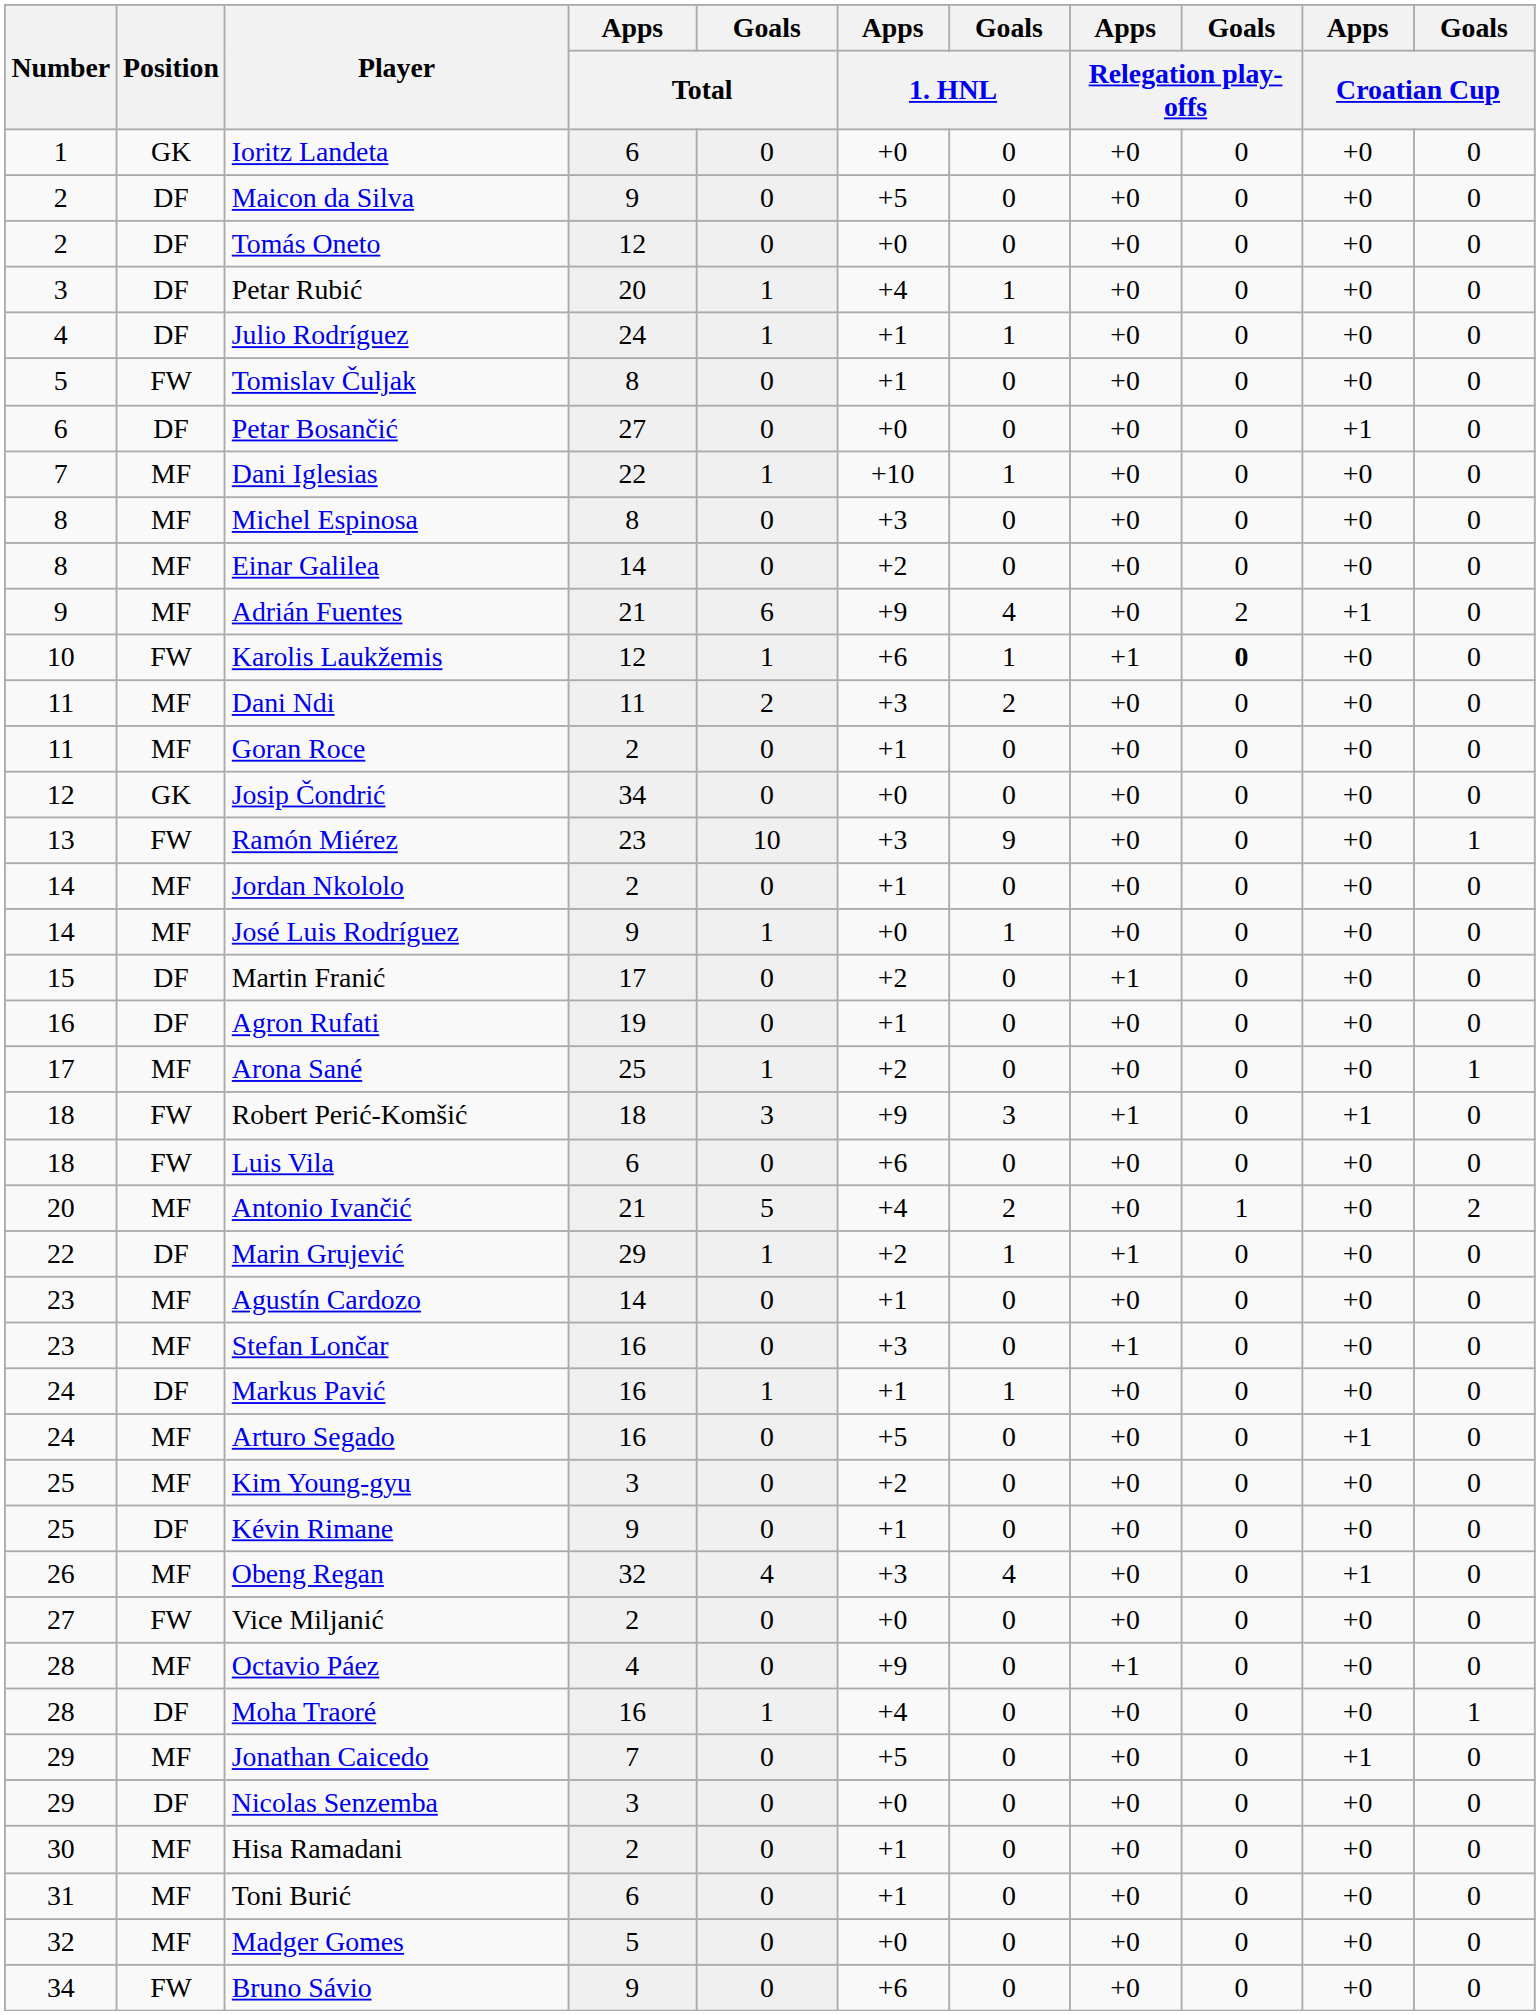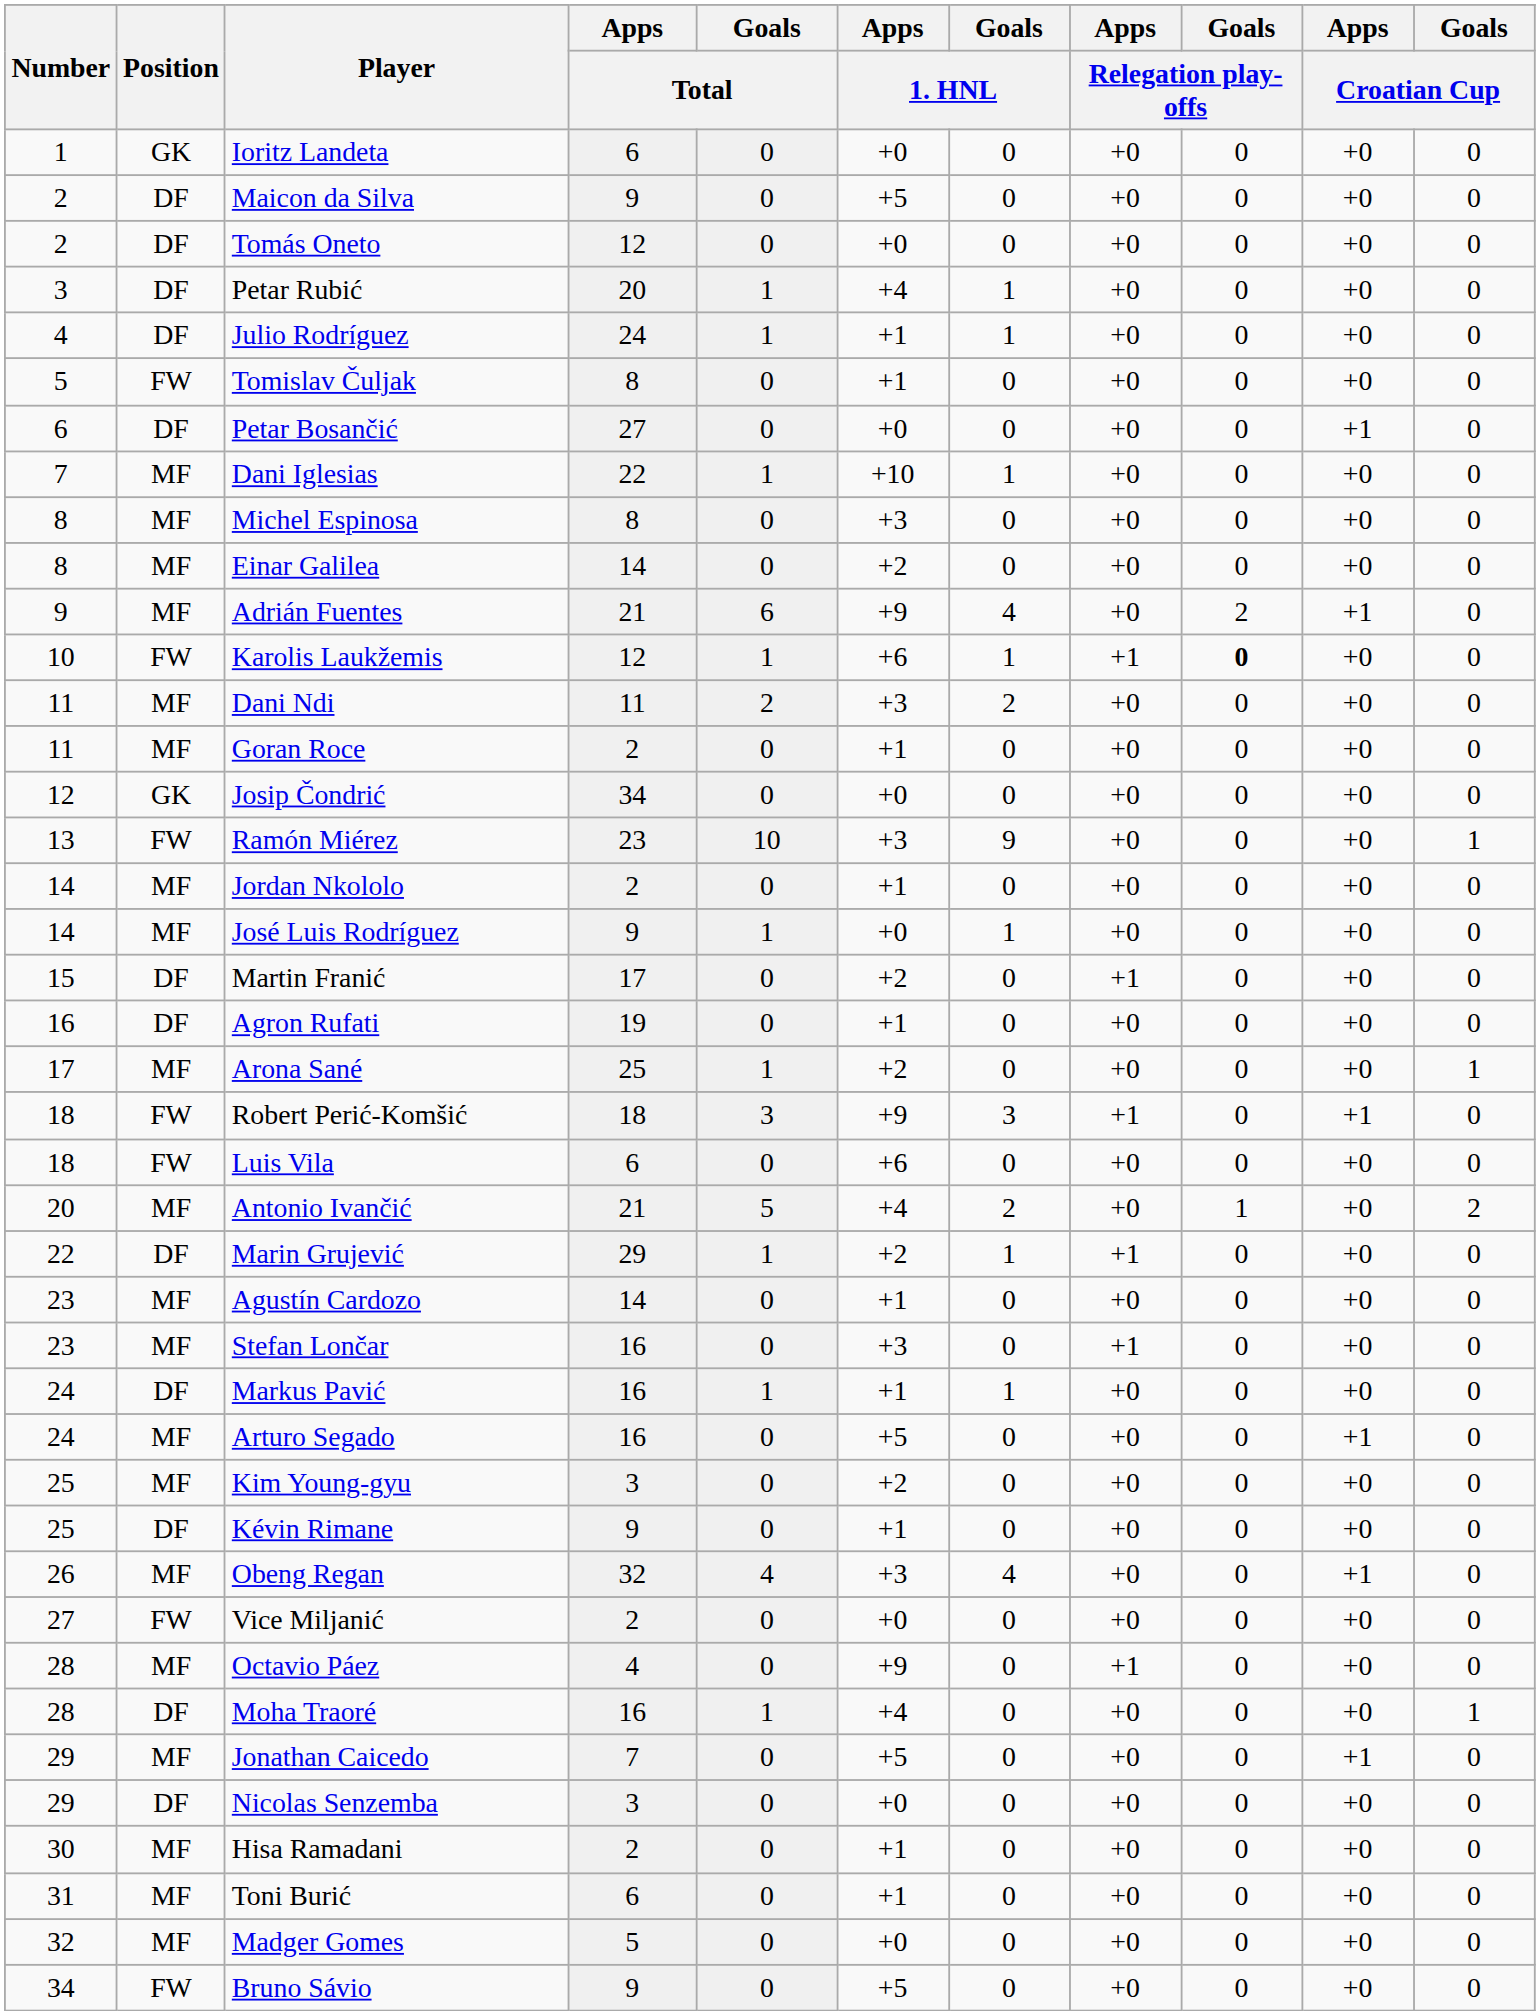(893, 1986) +6 -> (893, 1986) +5
